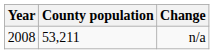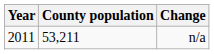(22, 37) 2008 -> (21, 37) 2011
